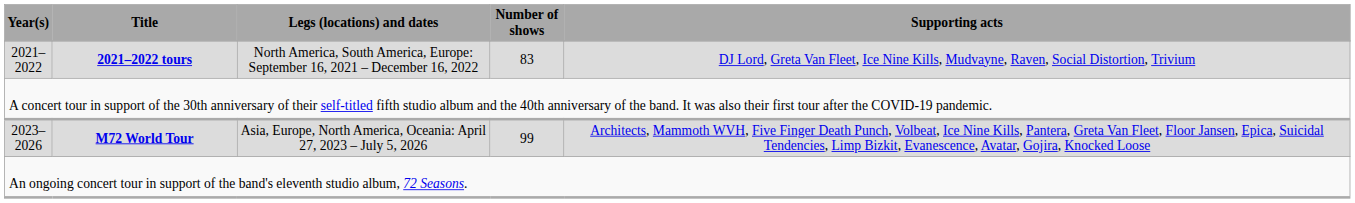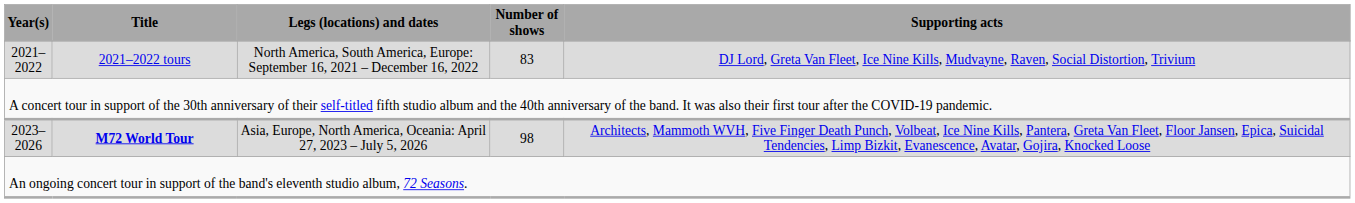(145, 59) bold -> (145, 59) normal
(527, 138) 99 -> (527, 138) 98
